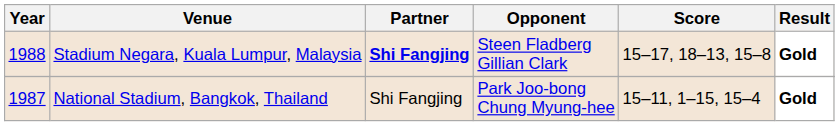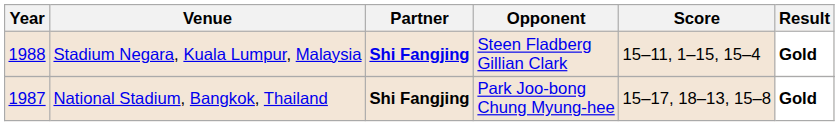(697, 54) 15–17, 18–13, 15–8 -> (692, 54) 15–11, 1–15, 15–4
(416, 99) normal -> (419, 99) bold
(692, 99) 15–11, 1–15, 15–4 -> (697, 99) 15–17, 18–13, 15–8
